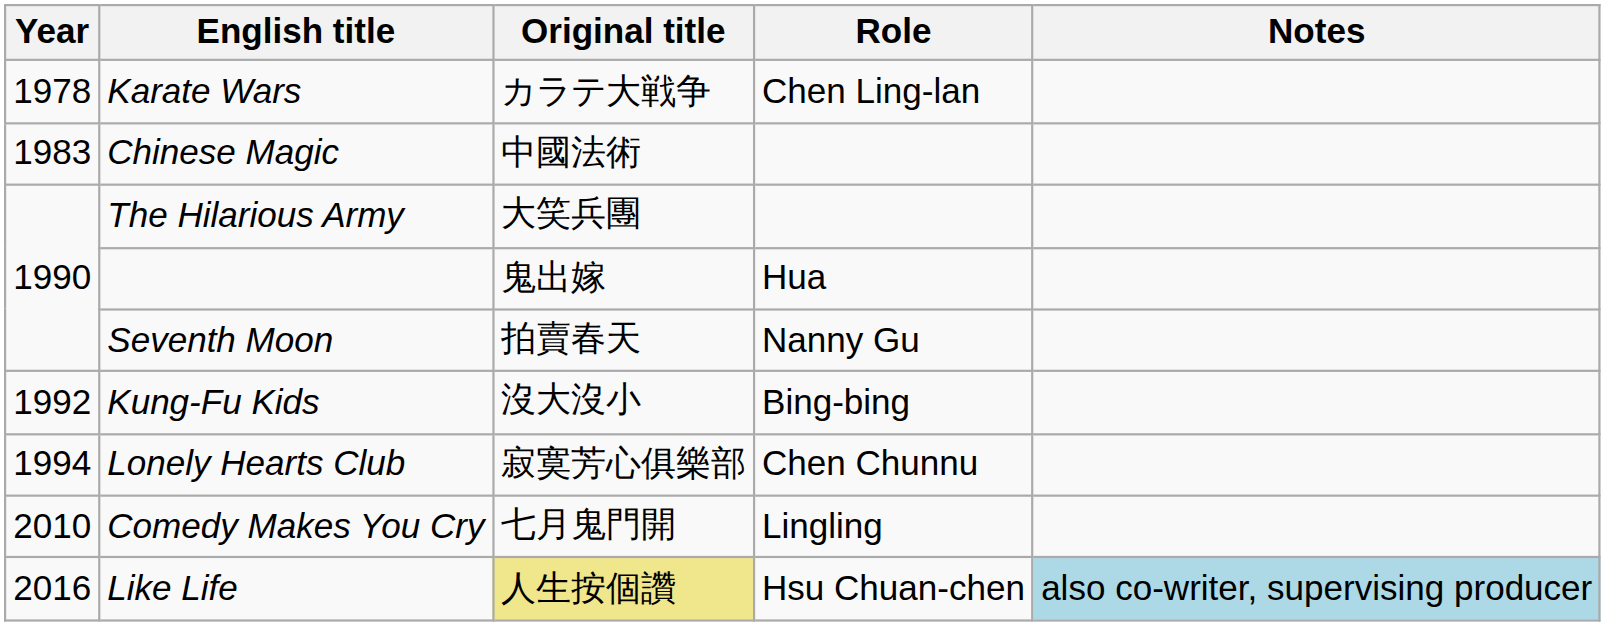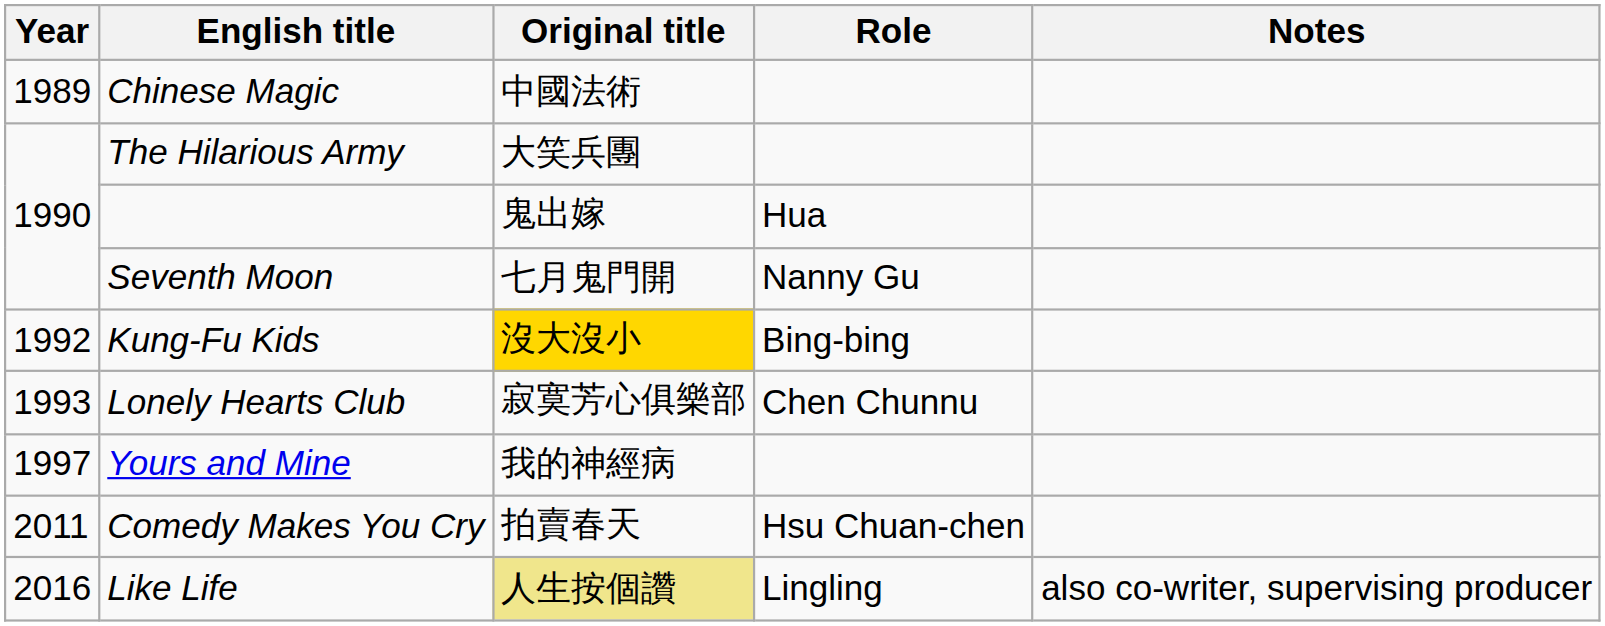- row: (204, 91)
(52, 153) 1983 -> (52, 91) 1989
(571, 338) 拍賣春天 -> (588, 276) 七月鬼門開
(571, 400) no background -> (571, 338) gold background
(52, 463) 1994 -> (52, 401) 1993
+ row: (229, 463)
(52, 526) 2010 -> (51, 526) 2011
(588, 525) 七月鬼門開 -> (571, 525) 拍賣春天
(822, 526) Lingling -> (893, 526) Hsu Chuan-chen
(893, 588) Hsu Chuan-chen -> (822, 588) Lingling
(1317, 588) lightblue background -> (1317, 588) no background
